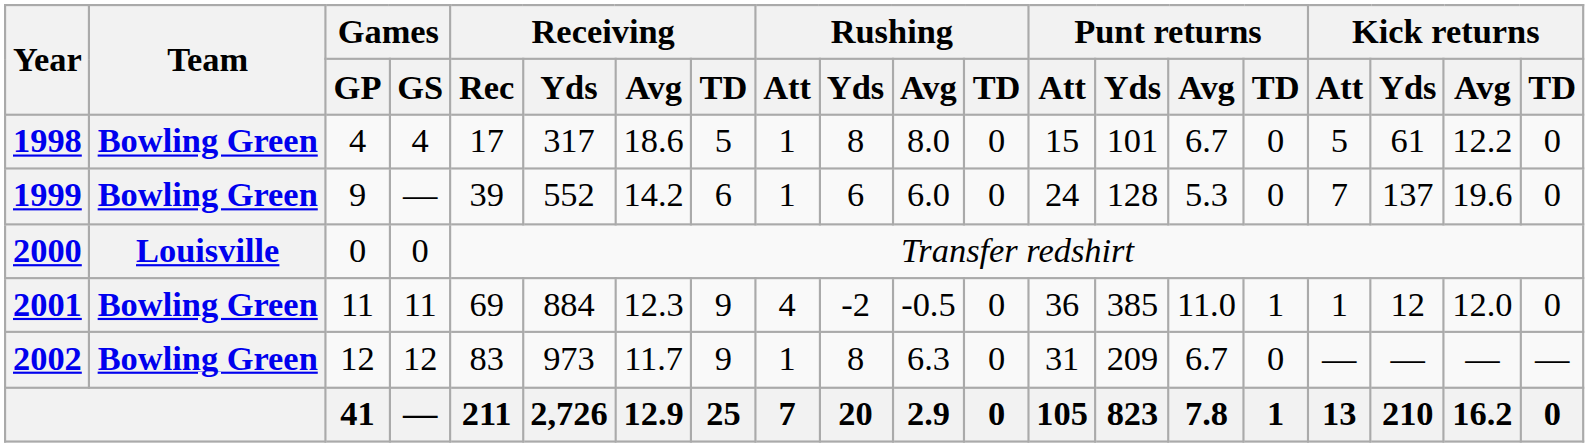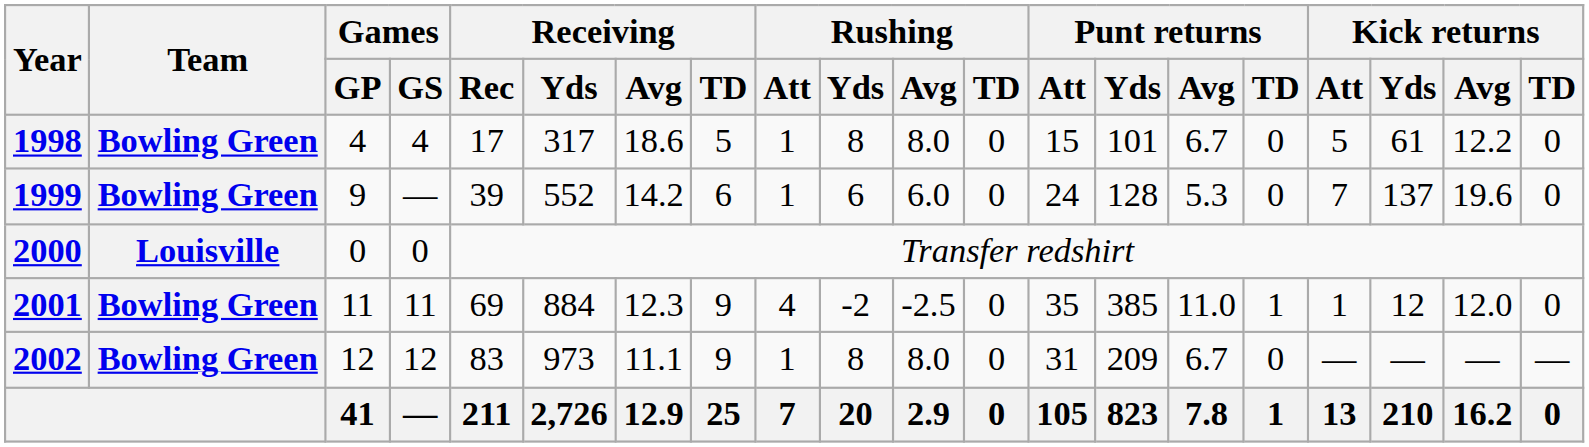(928, 304) -0.5 -> (928, 304) -2.5
(1062, 304) 36 -> (1062, 304) 35
(654, 359) 11.7 -> (654, 359) 11.1
(928, 359) 6.3 -> (928, 359) 8.0
